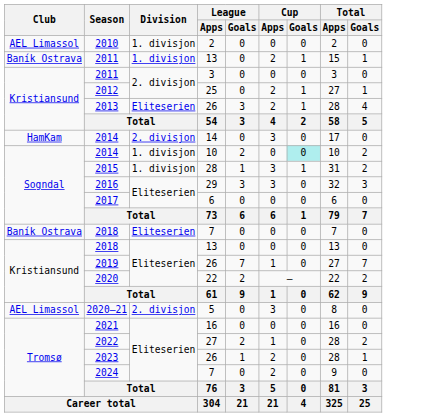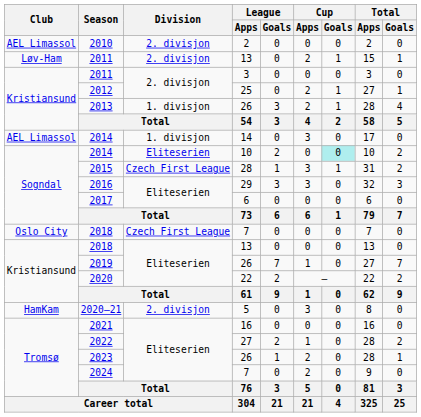(164, 44) 1. divisjon -> (178, 44) 2. divisjon
(44, 59) Baník Ostrava -> (41, 59) Løv-Ham
(164, 59) 1. divisjon -> (178, 59) 2. divisjon
(164, 106) Eliteserien -> (178, 106) 1. divisjon
(44, 138) HamKam -> (41, 138) AEL Limassol
(164, 138) 2. divisjon -> (178, 138) 1. divisjon
(164, 153) 1. divisjon -> (178, 153) Eliteserien
(164, 169) 1. divisjon -> (178, 169) Czech First League
(44, 232) Baník Ostrava -> (41, 232) Oslo City
(164, 232) Eliteserien -> (178, 232) Czech First League
(44, 310) AEL Limassol -> (41, 310) HamKam
